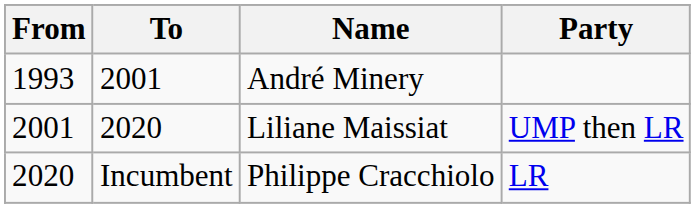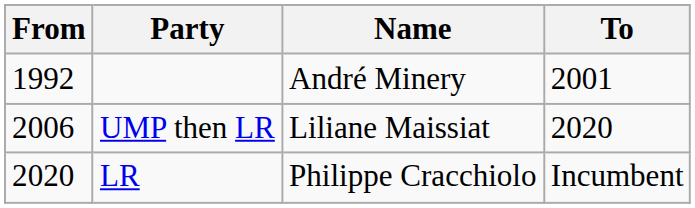columns swapped: (166, 29) <-> (596, 29)
(43, 78) 1993 -> (43, 78) 1992
(43, 127) 2001 -> (43, 127) 2006
